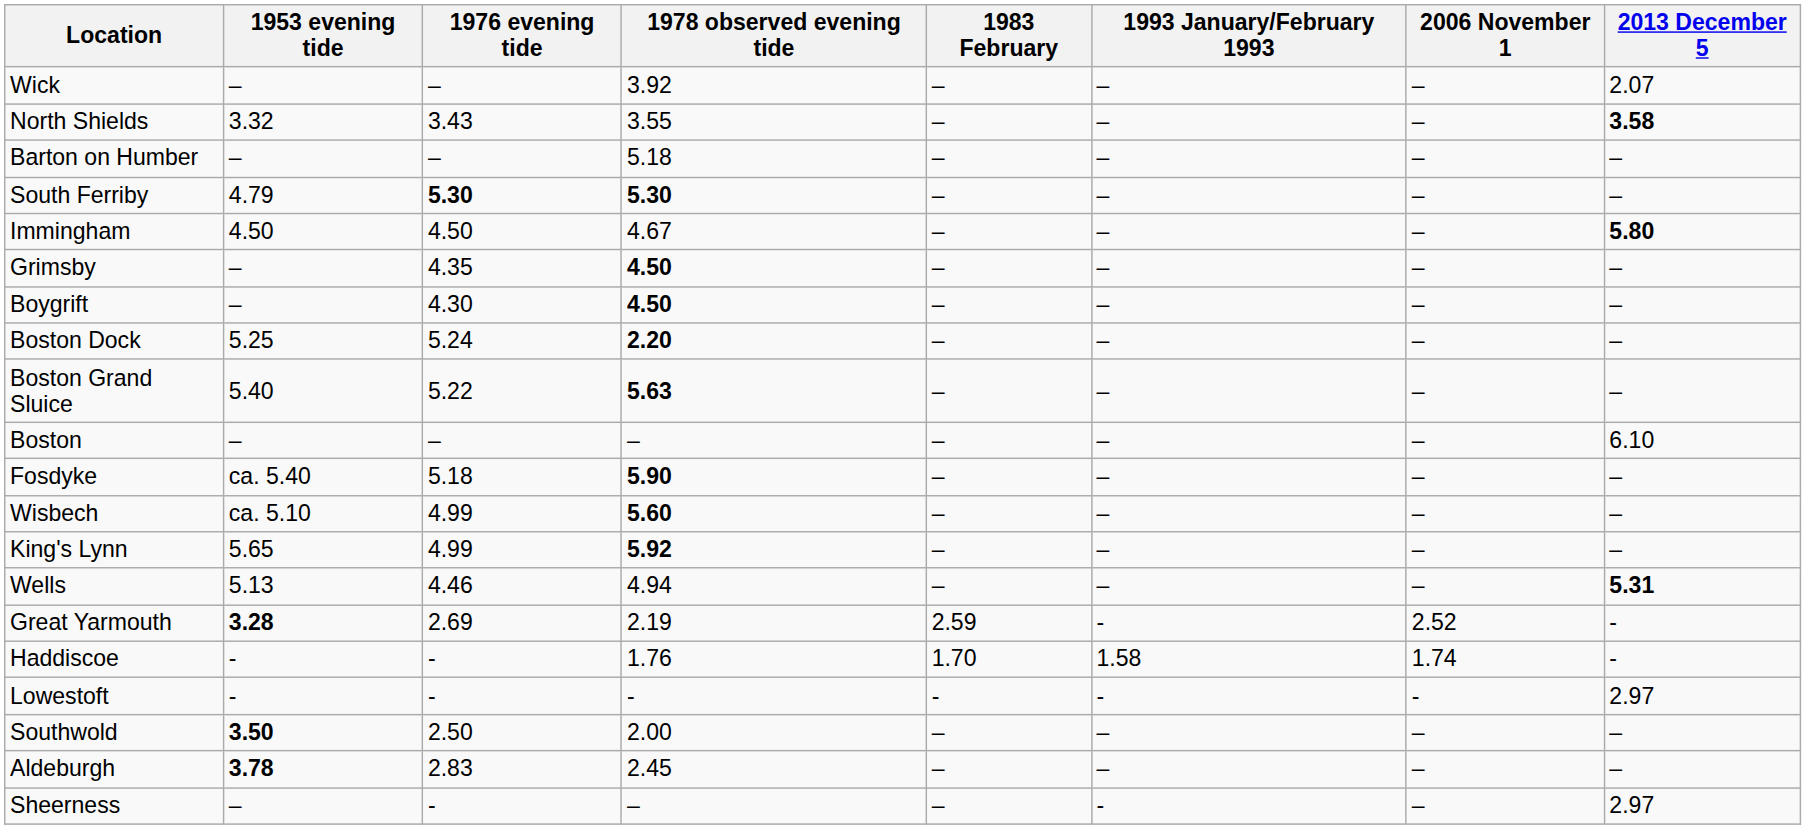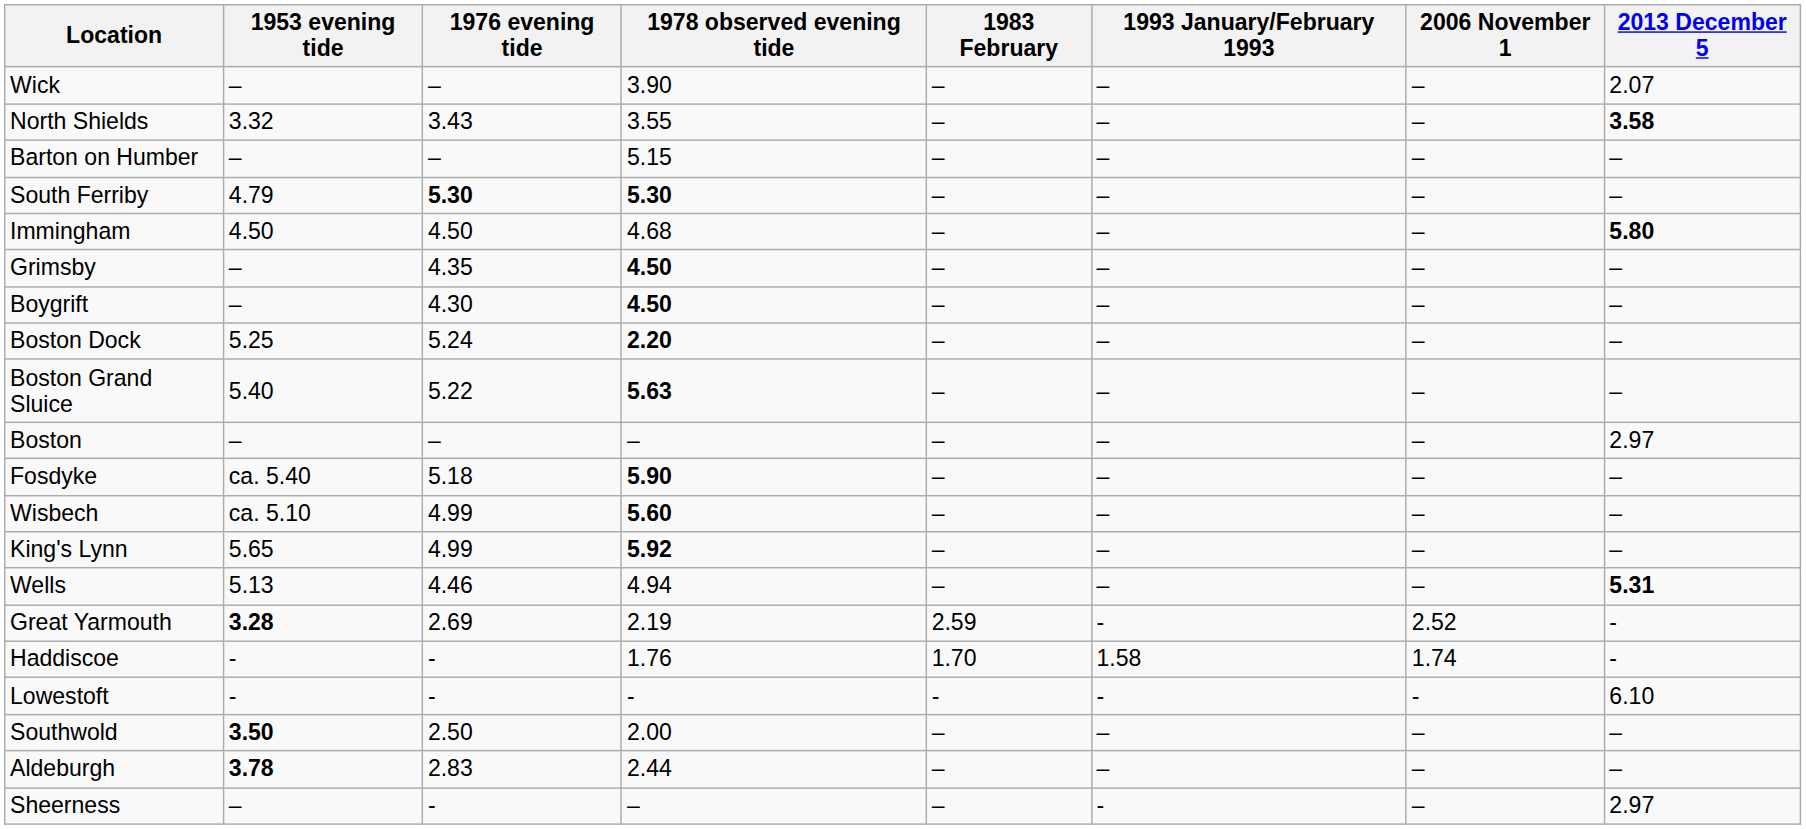(649, 85) 3.92 -> (649, 85) 3.90
(649, 158) 5.18 -> (649, 158) 5.15
(649, 231) 4.67 -> (649, 231) 4.68
(1632, 440) 6.10 -> (1632, 440) 2.97
(1632, 695) 2.97 -> (1632, 695) 6.10
(649, 768) 2.45 -> (649, 768) 2.44
